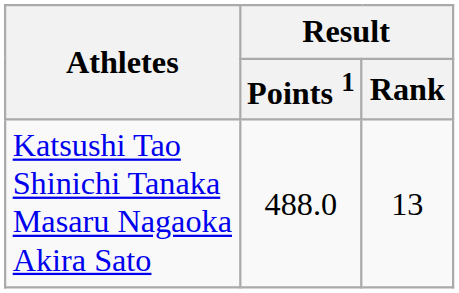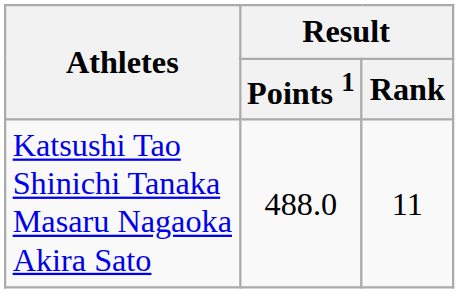(407, 203) 13 -> (407, 203) 11
